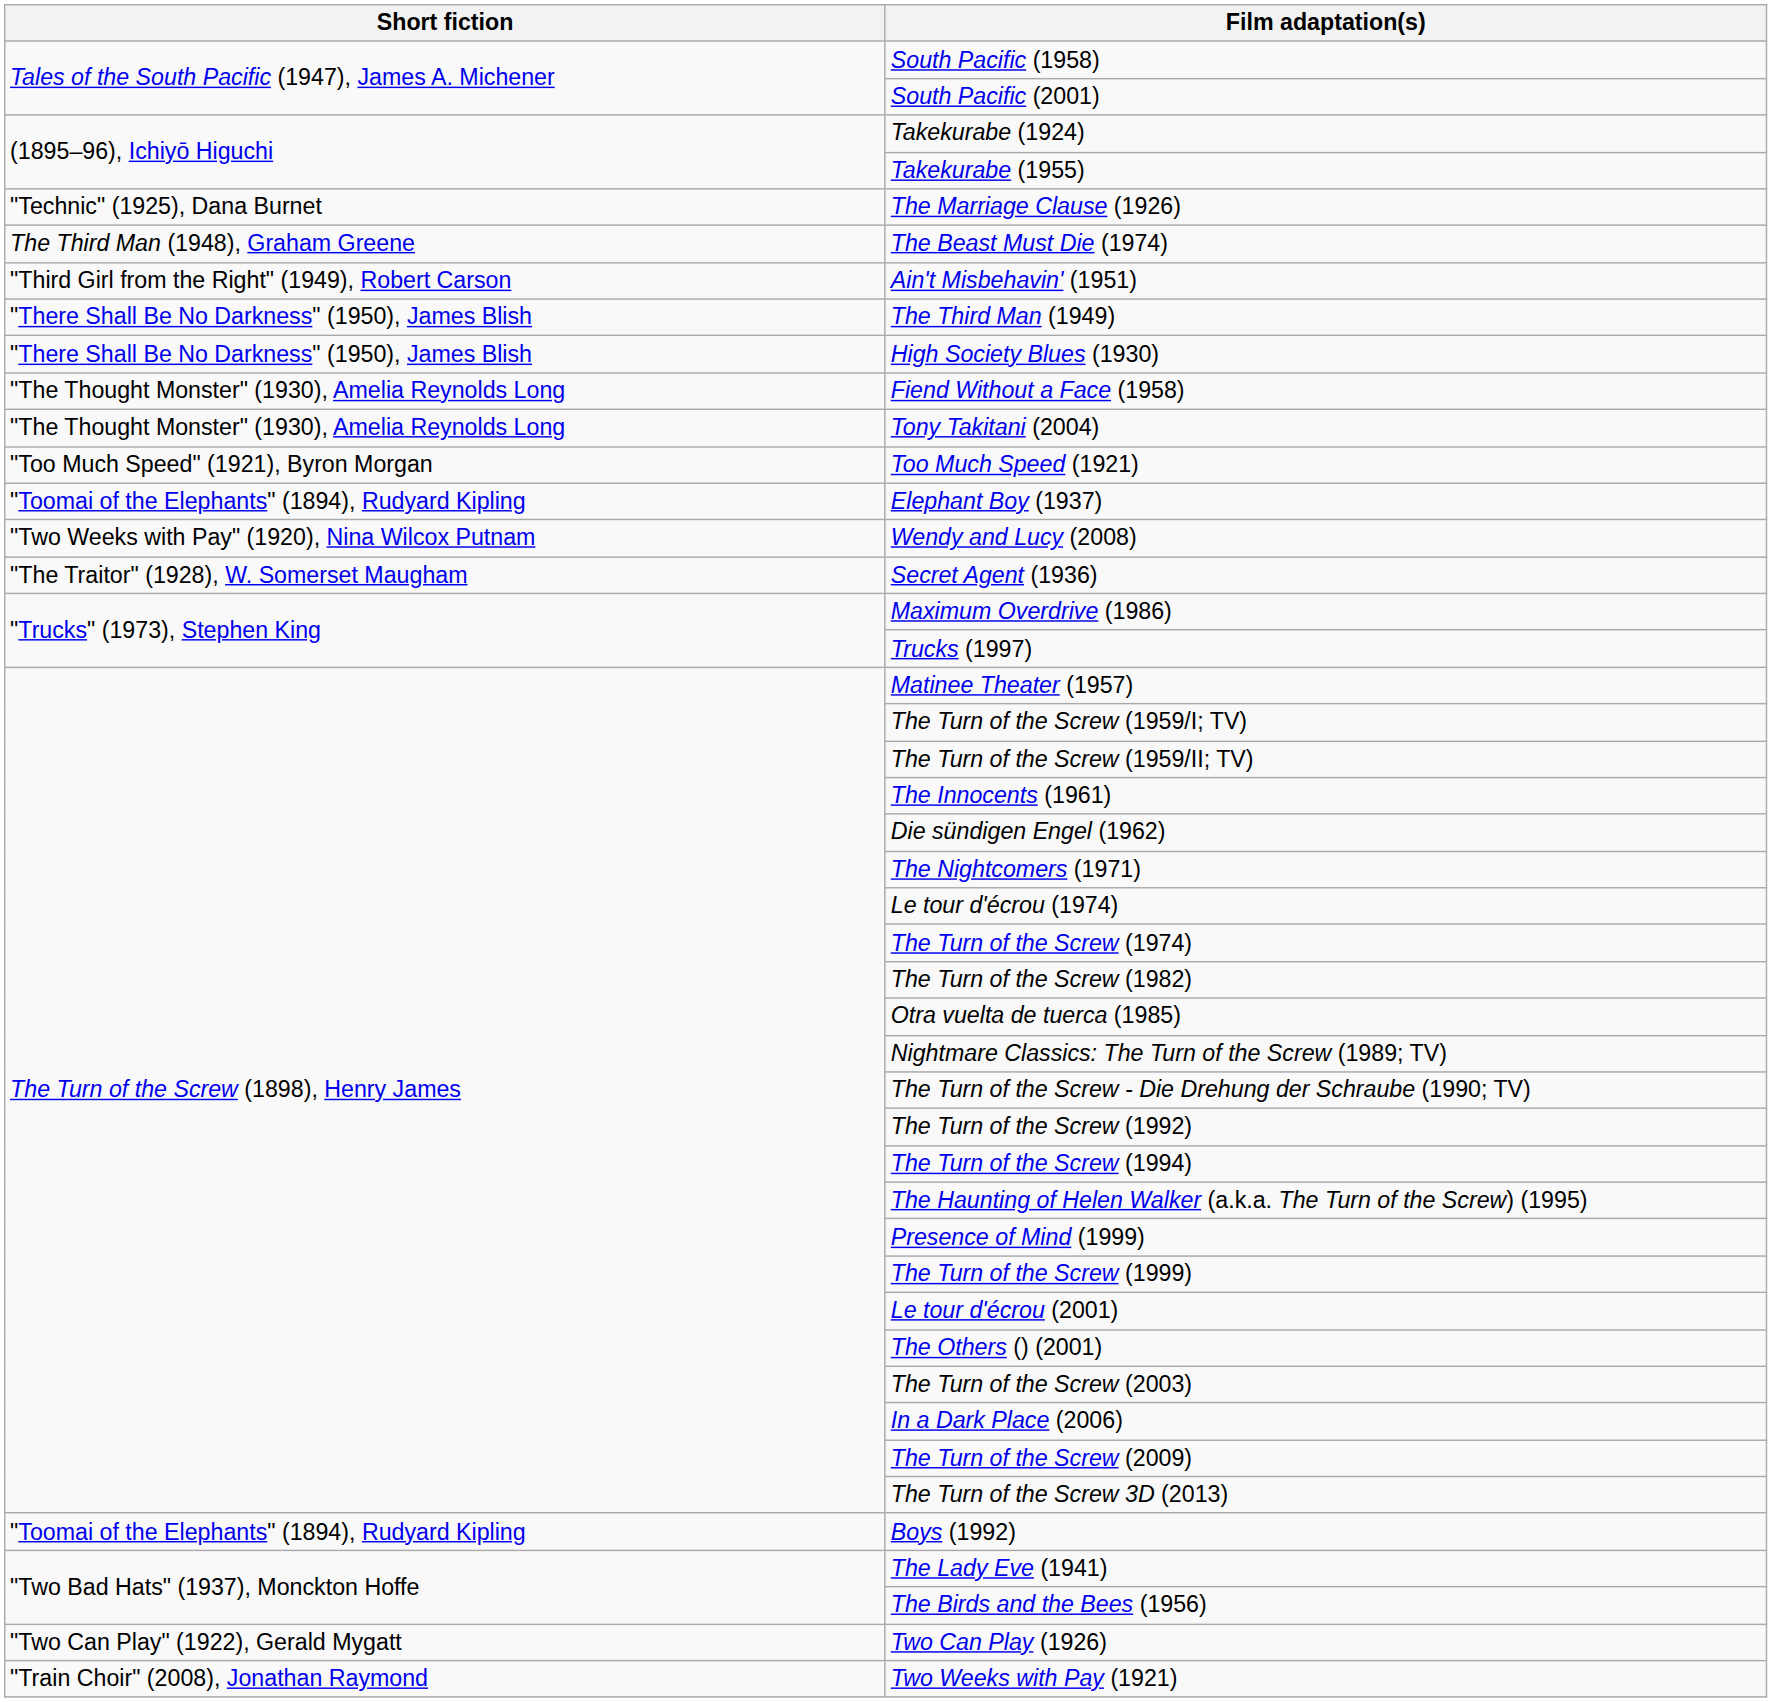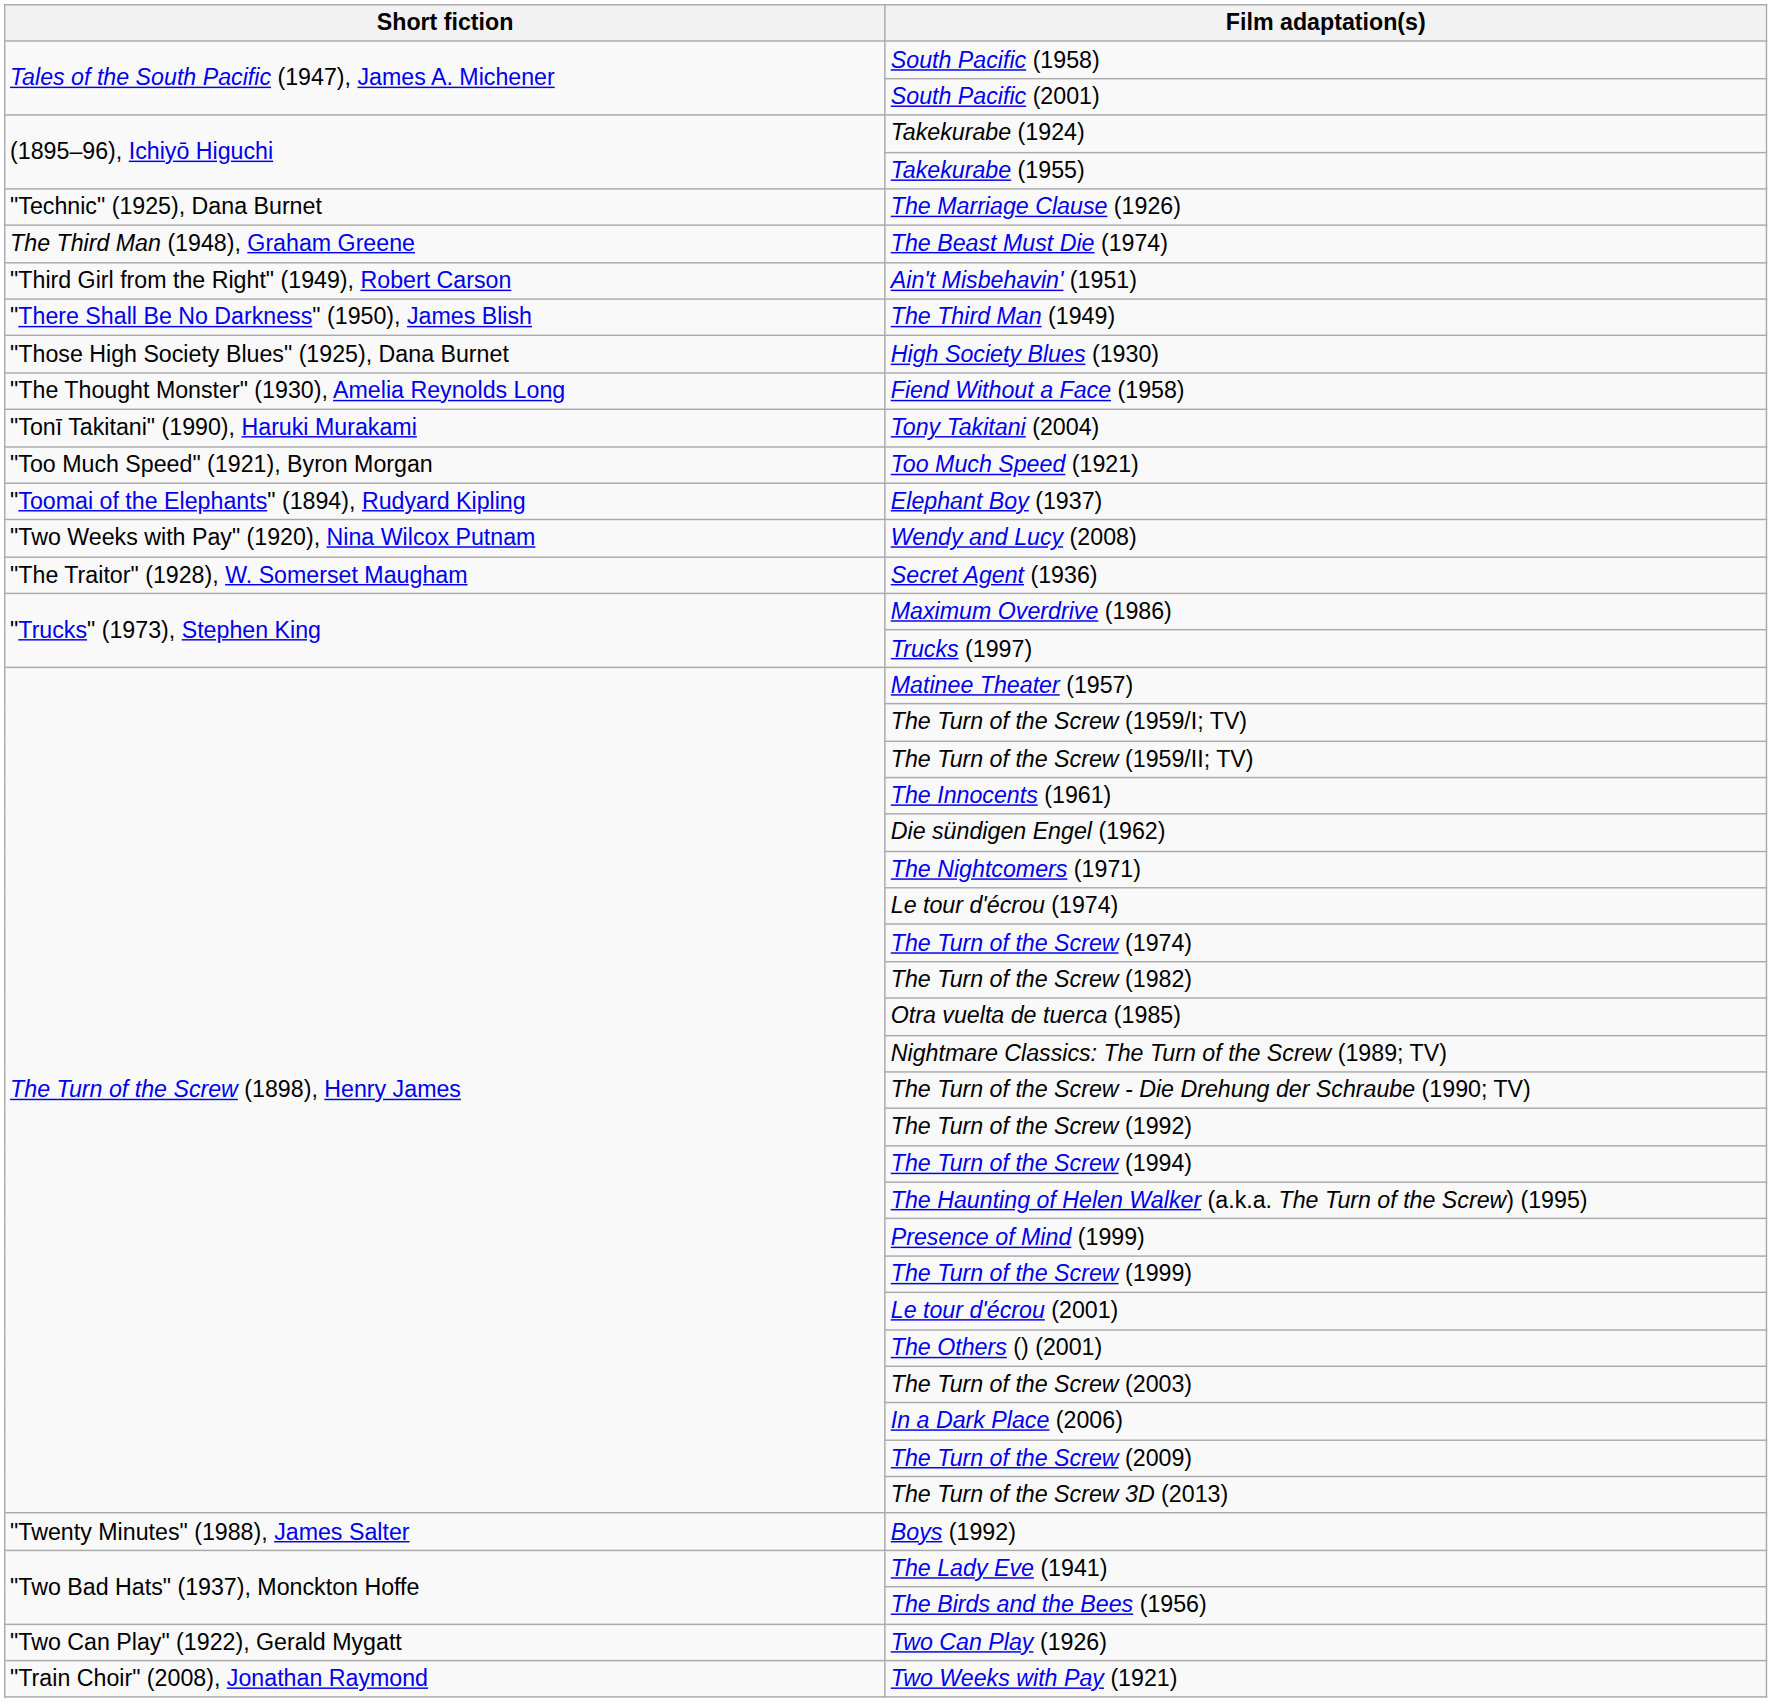(271, 354) "There Shall Be No Darkness" (1950), James Blish -> (259, 354) "Those High Society Blues" (1925), Dana Burnet
(288, 427) "The Thought Monster" (1930), Amelia Reynolds Long -> (213, 427) "Tonī Takitani" (1990), Haruki Murakami
(268, 1531) "Toomai of the Elephants" (1894), Rudyard Kipling -> (210, 1531) "Twenty Minutes" (1988), James Salter
